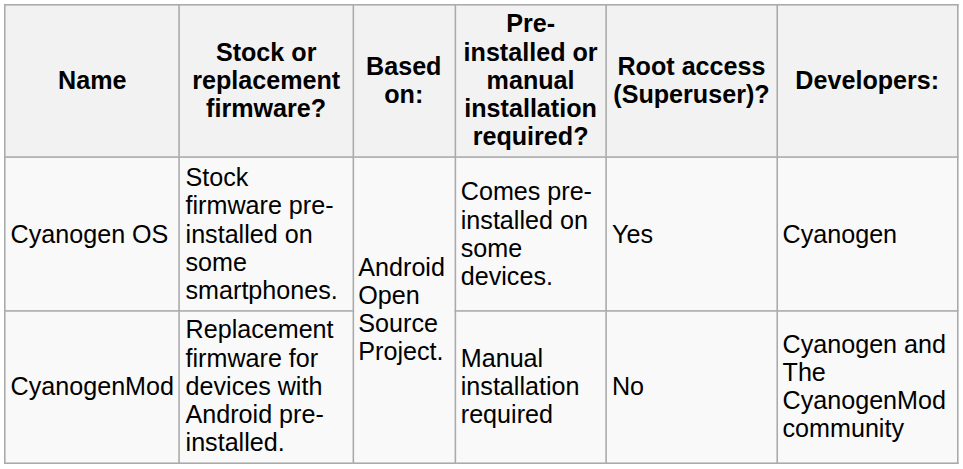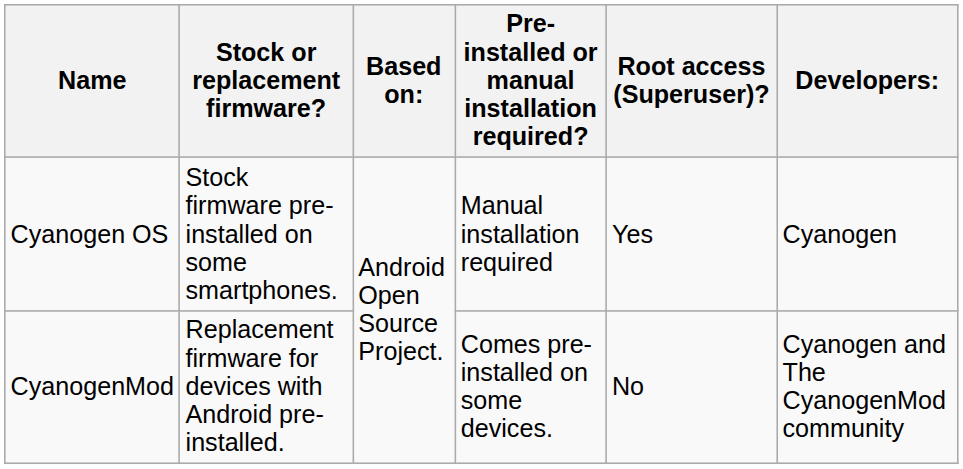(526, 233) Comes pre-installed on some devices. -> (520, 233) Manual installation required
(520, 386) Manual installation required -> (526, 386) Comes pre-installed on some devices.
